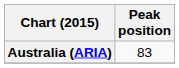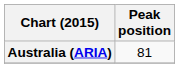(145, 52) 83 -> (145, 52) 81
